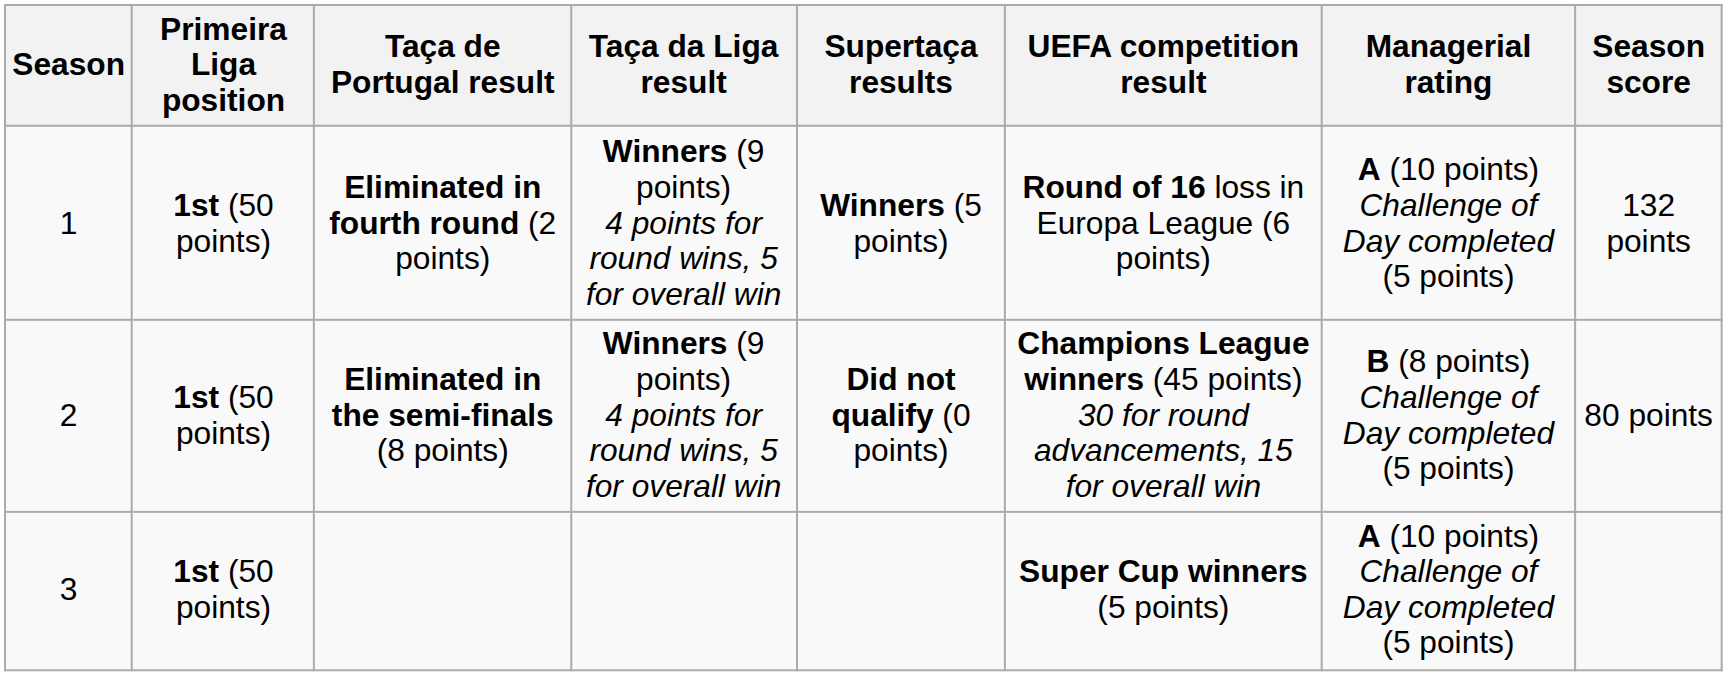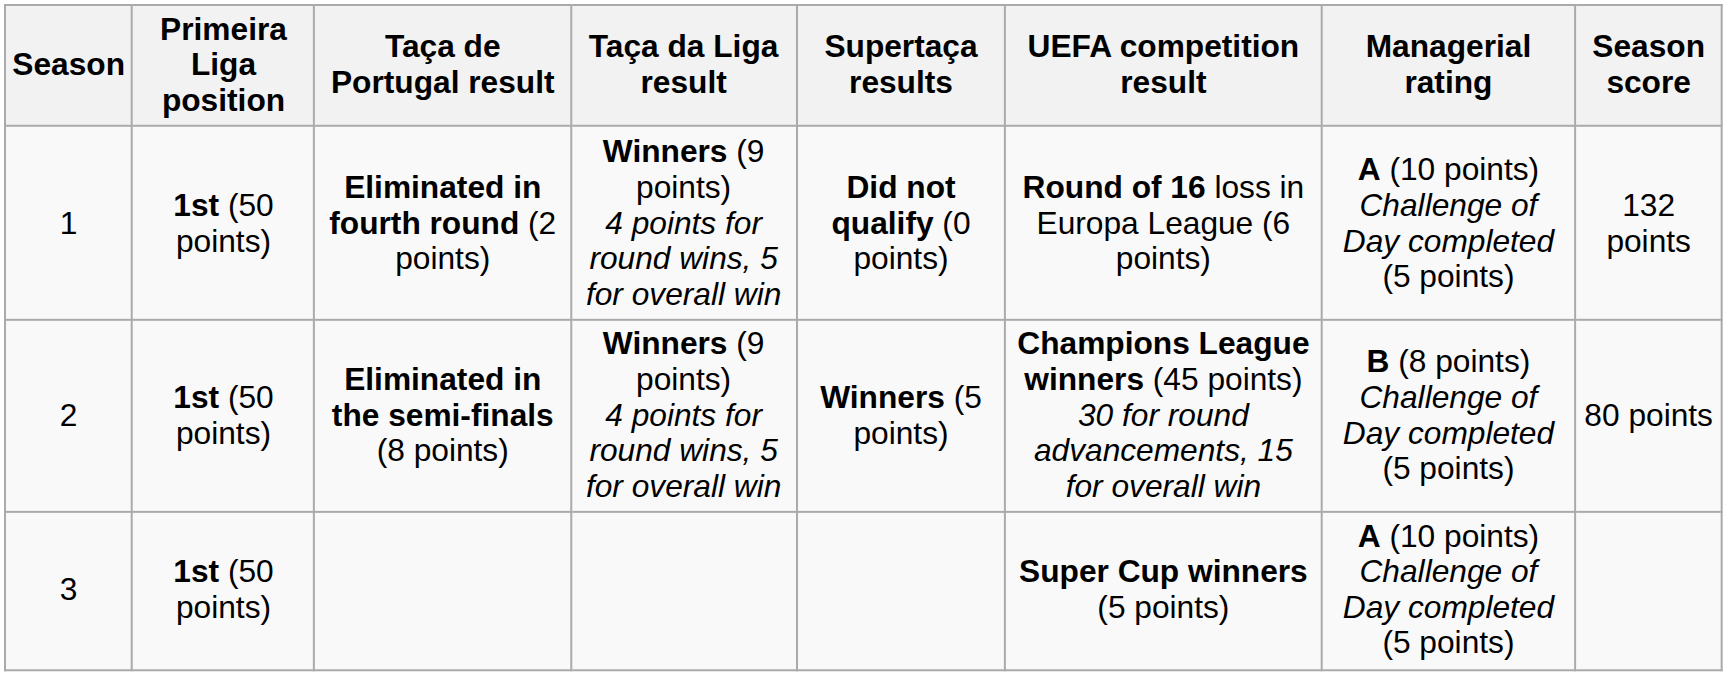(901, 222) Winners (5 points) -> (901, 222) Did not qualify (0 points)
(901, 415) Did not qualify (0 points) -> (901, 415) Winners (5 points)
